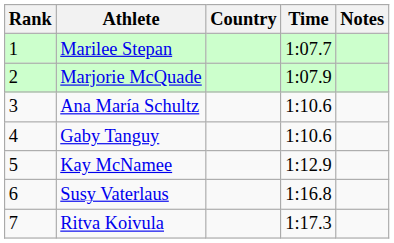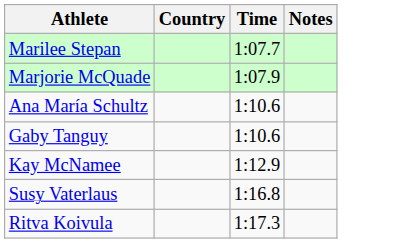- column: (30, 19)
